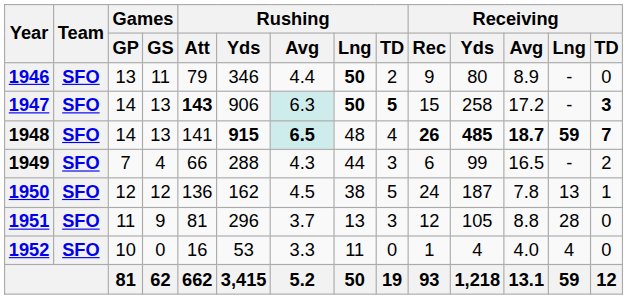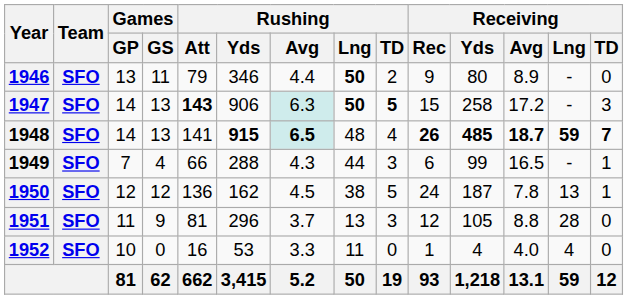(606, 105) bold -> (606, 105) normal
(606, 163) 2 -> (606, 163) 1
